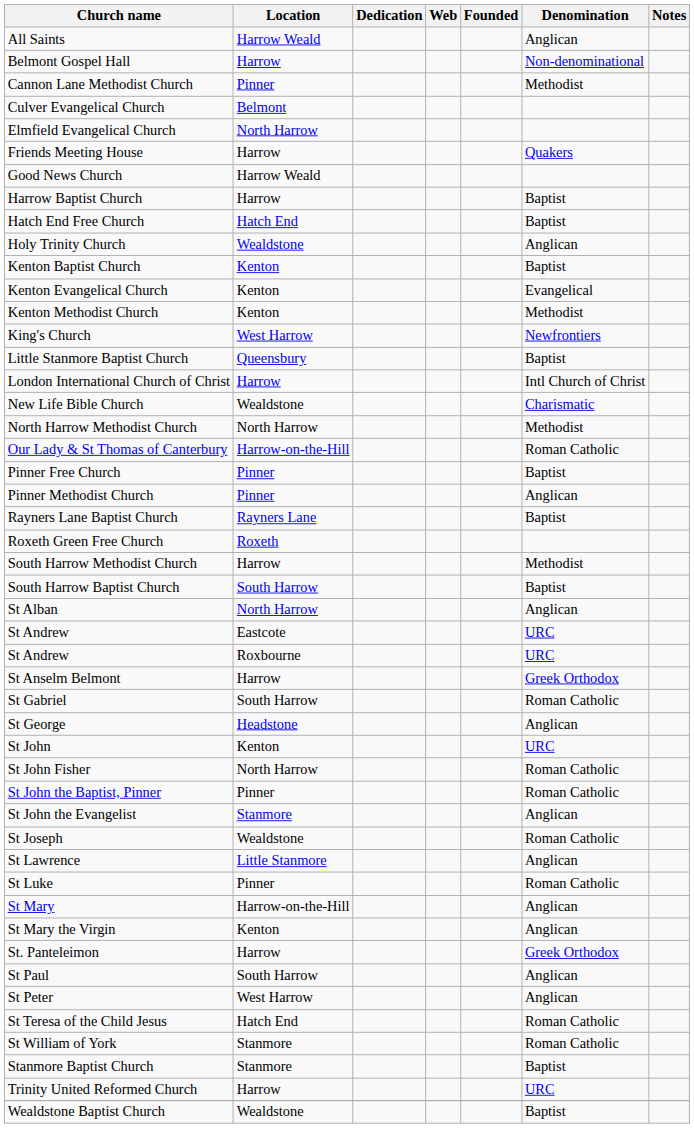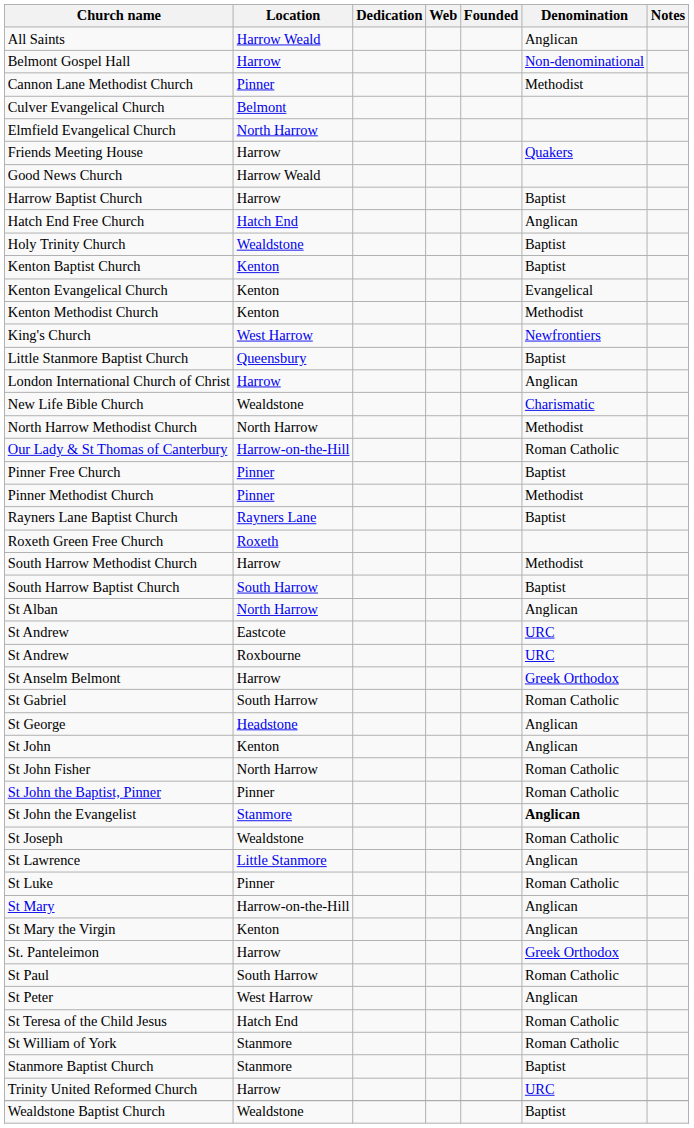(545, 221) Baptist -> (551, 221) Anglican
(551, 244) Anglican -> (545, 244) Baptist
(585, 381) Intl Church of Christ -> (551, 381) Anglican
(551, 495) Anglican -> (554, 495) Methodist
(540, 746) URC -> (551, 746) Anglican
(551, 815) normal -> (553, 815) bold
(551, 975) Anglican -> (572, 975) Roman Catholic
